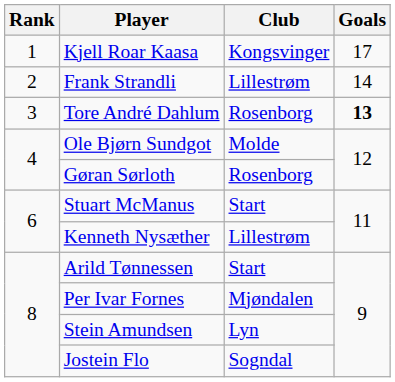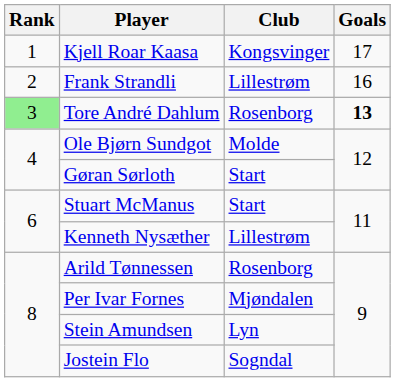(362, 81) 14 -> (362, 81) 16
(32, 112) no background -> (32, 112) lightgreen background
(271, 174) Rosenborg -> (247, 174) Start
(247, 267) Start -> (271, 267) Rosenborg
